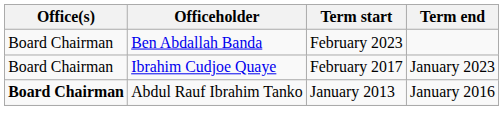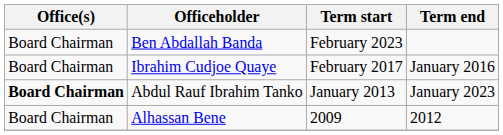(453, 67) January 2023 -> (453, 67) January 2016
(453, 92) January 2016 -> (453, 92) January 2023
+ row: (178, 117)
